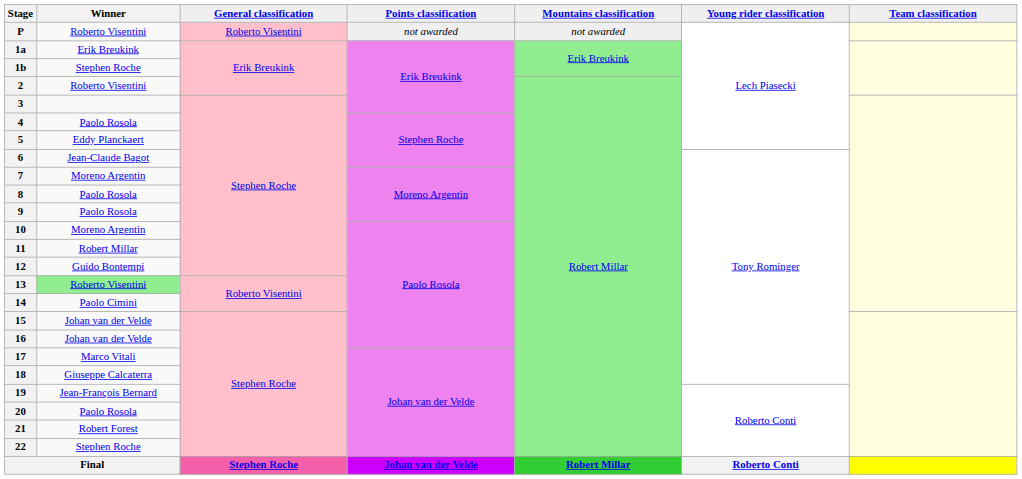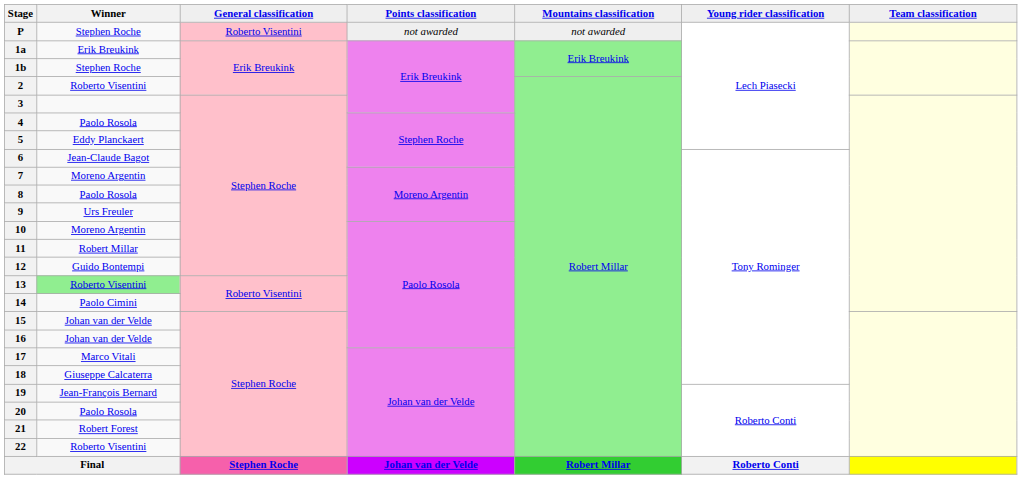(108, 31) Roberto Visentini -> (108, 31) Stephen Roche
(108, 212) Paolo Rosola -> (108, 212) Urs Freuler
(108, 447) Stephen Roche -> (108, 447) Roberto Visentini
